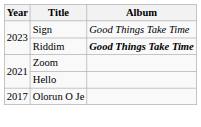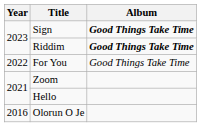(139, 29) normal -> (142, 29) bold
+ row: (50, 63)
(17, 96) 2017 -> (17, 113) 2016
